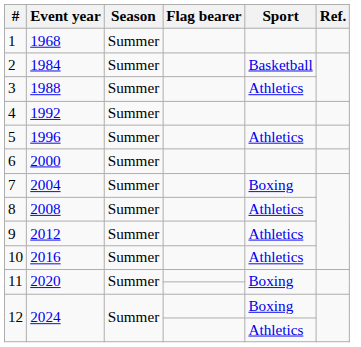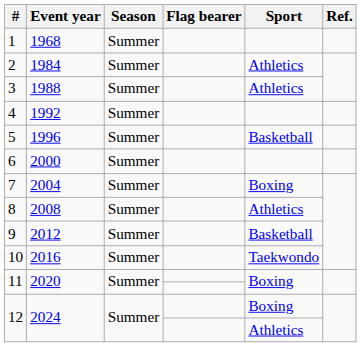(281, 64) Basketball -> (276, 64) Athletics
(276, 137) Athletics -> (281, 137) Basketball
(276, 233) Athletics -> (281, 233) Basketball
(276, 257) Athletics -> (284, 257) Taekwondo
